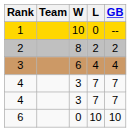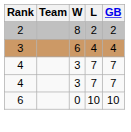- row: (20, 30)
